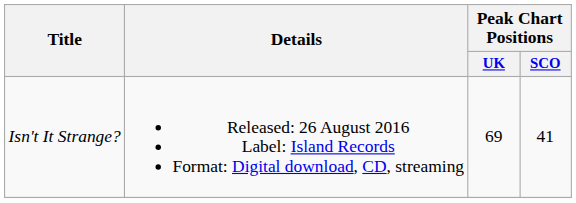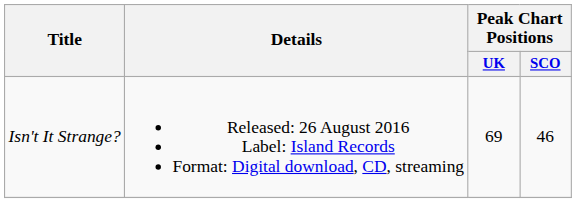(545, 136) 41 -> (545, 136) 46
